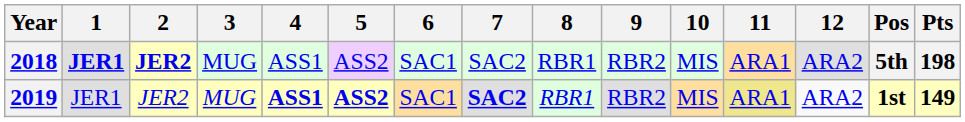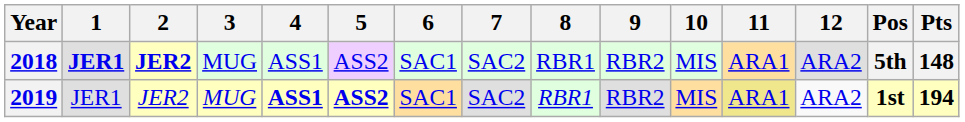(938, 60) 198 -> (936, 60) 148
(497, 97) bold -> (496, 97) normal
(938, 97) 149 -> (936, 97) 194
